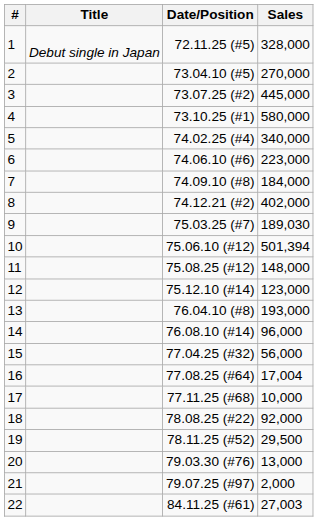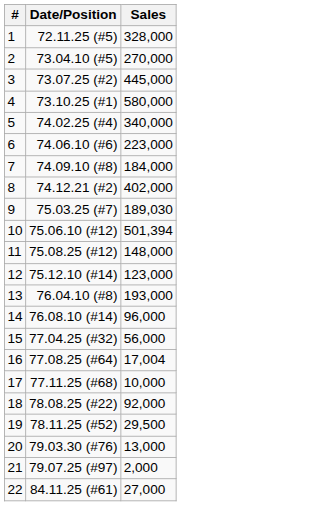- column: (94, 15)
(282, 505) 27,003 -> (144, 489) 27,000
